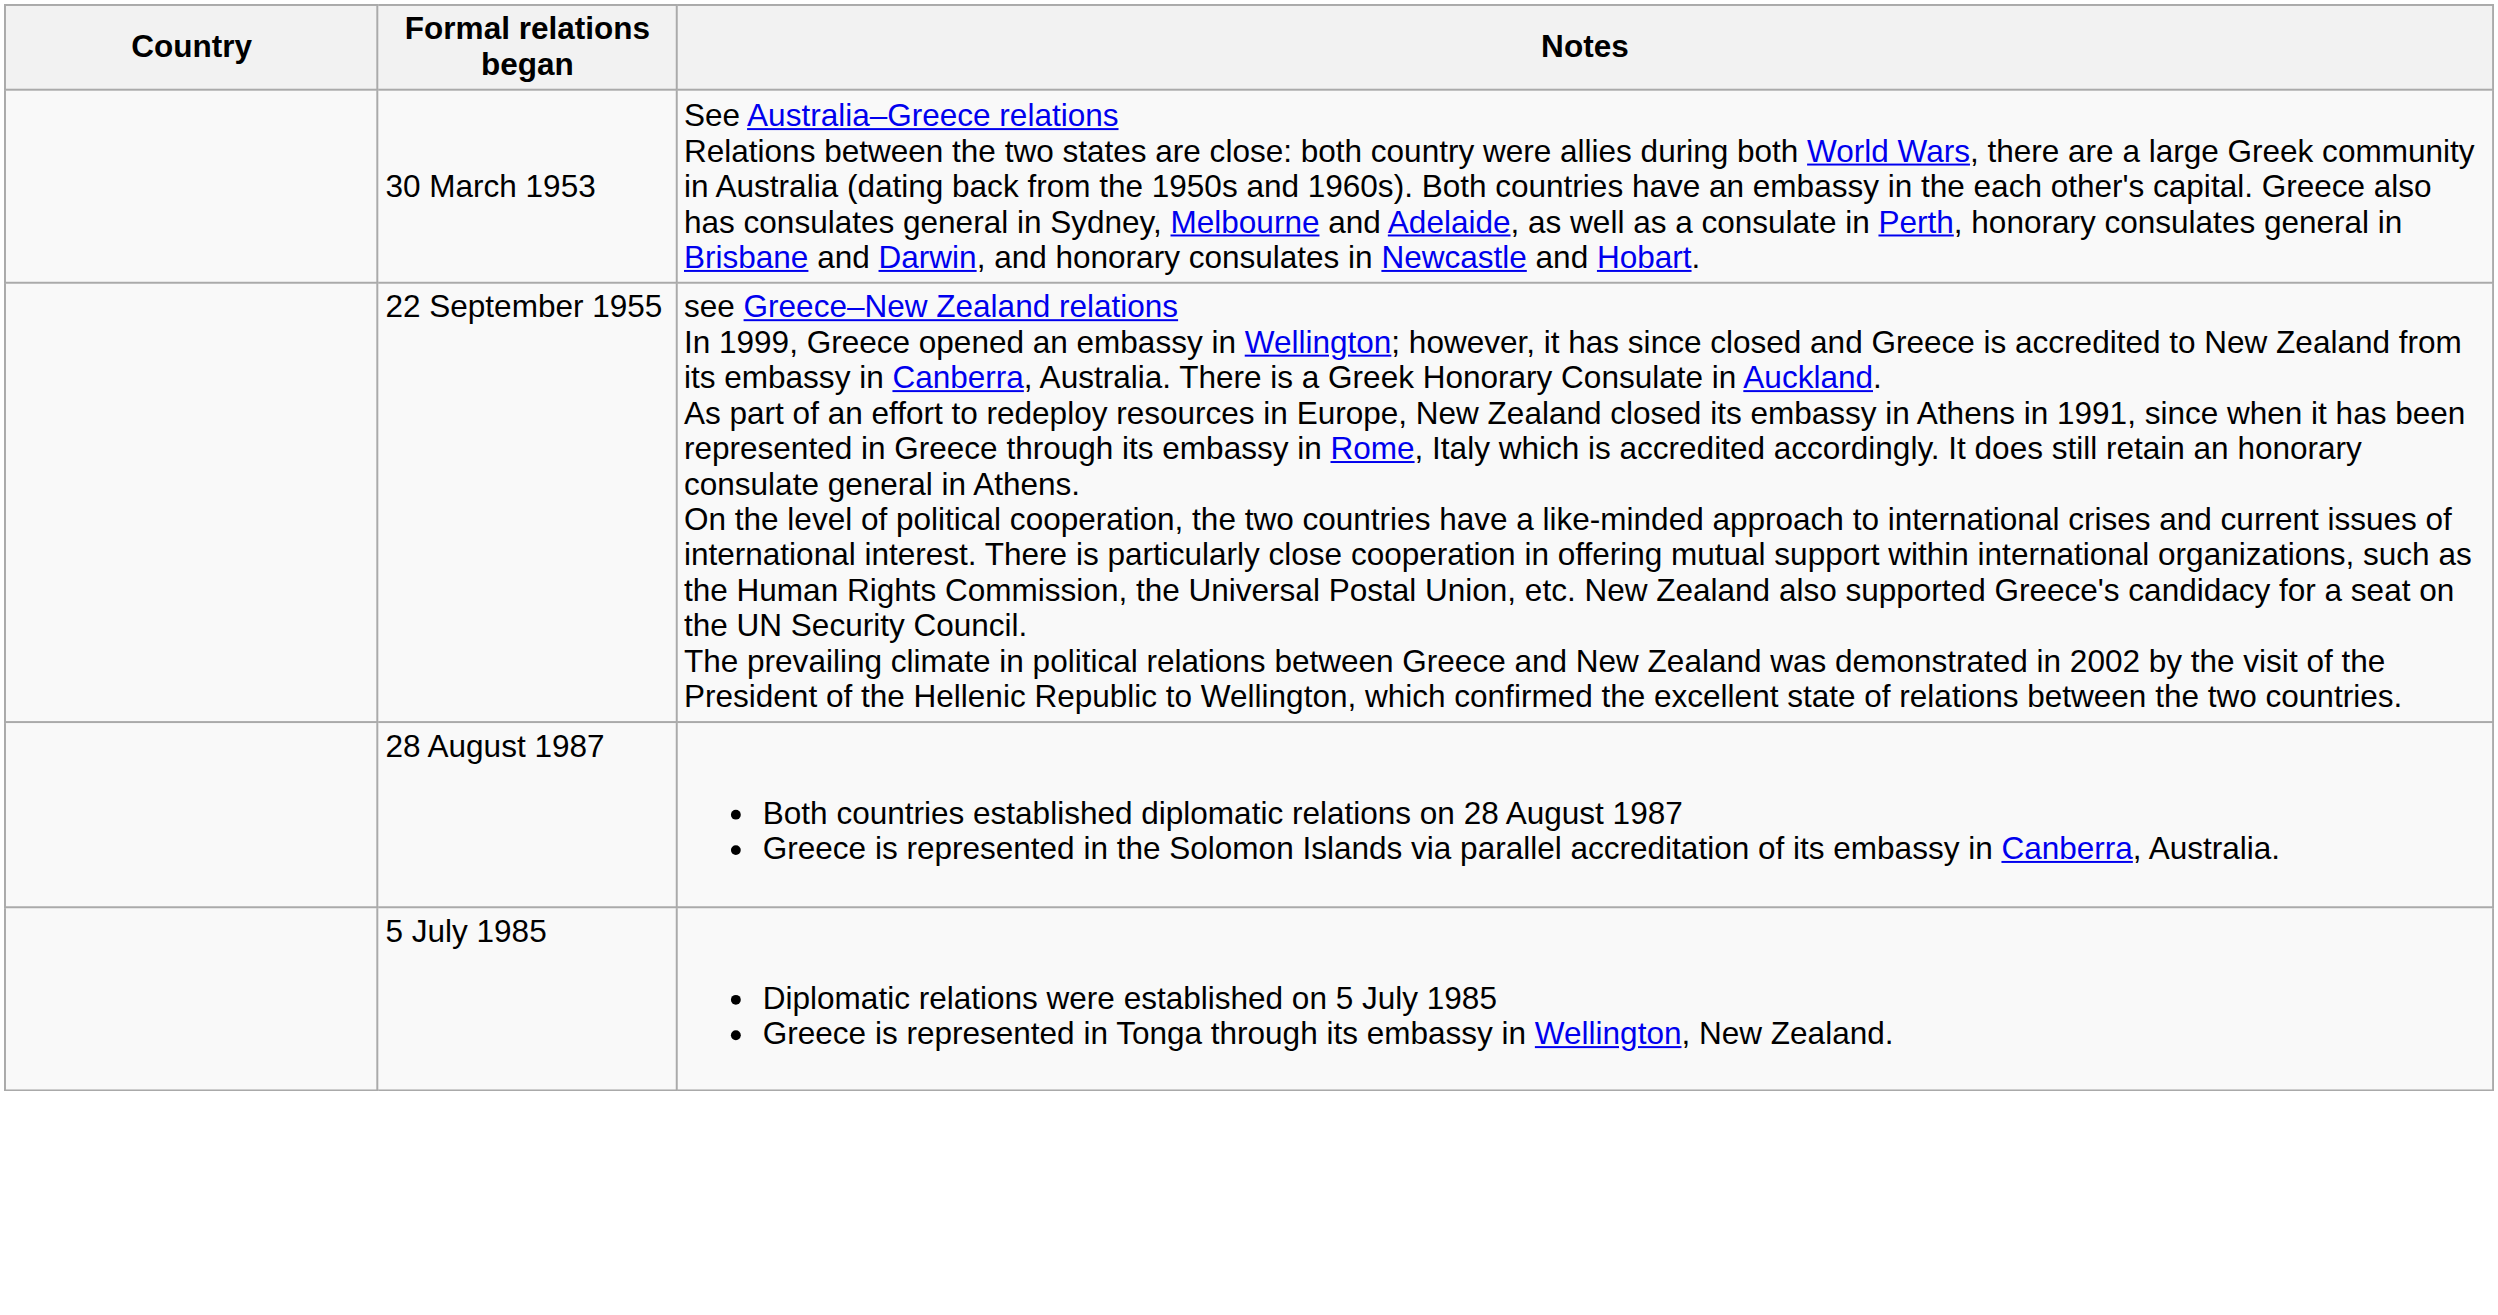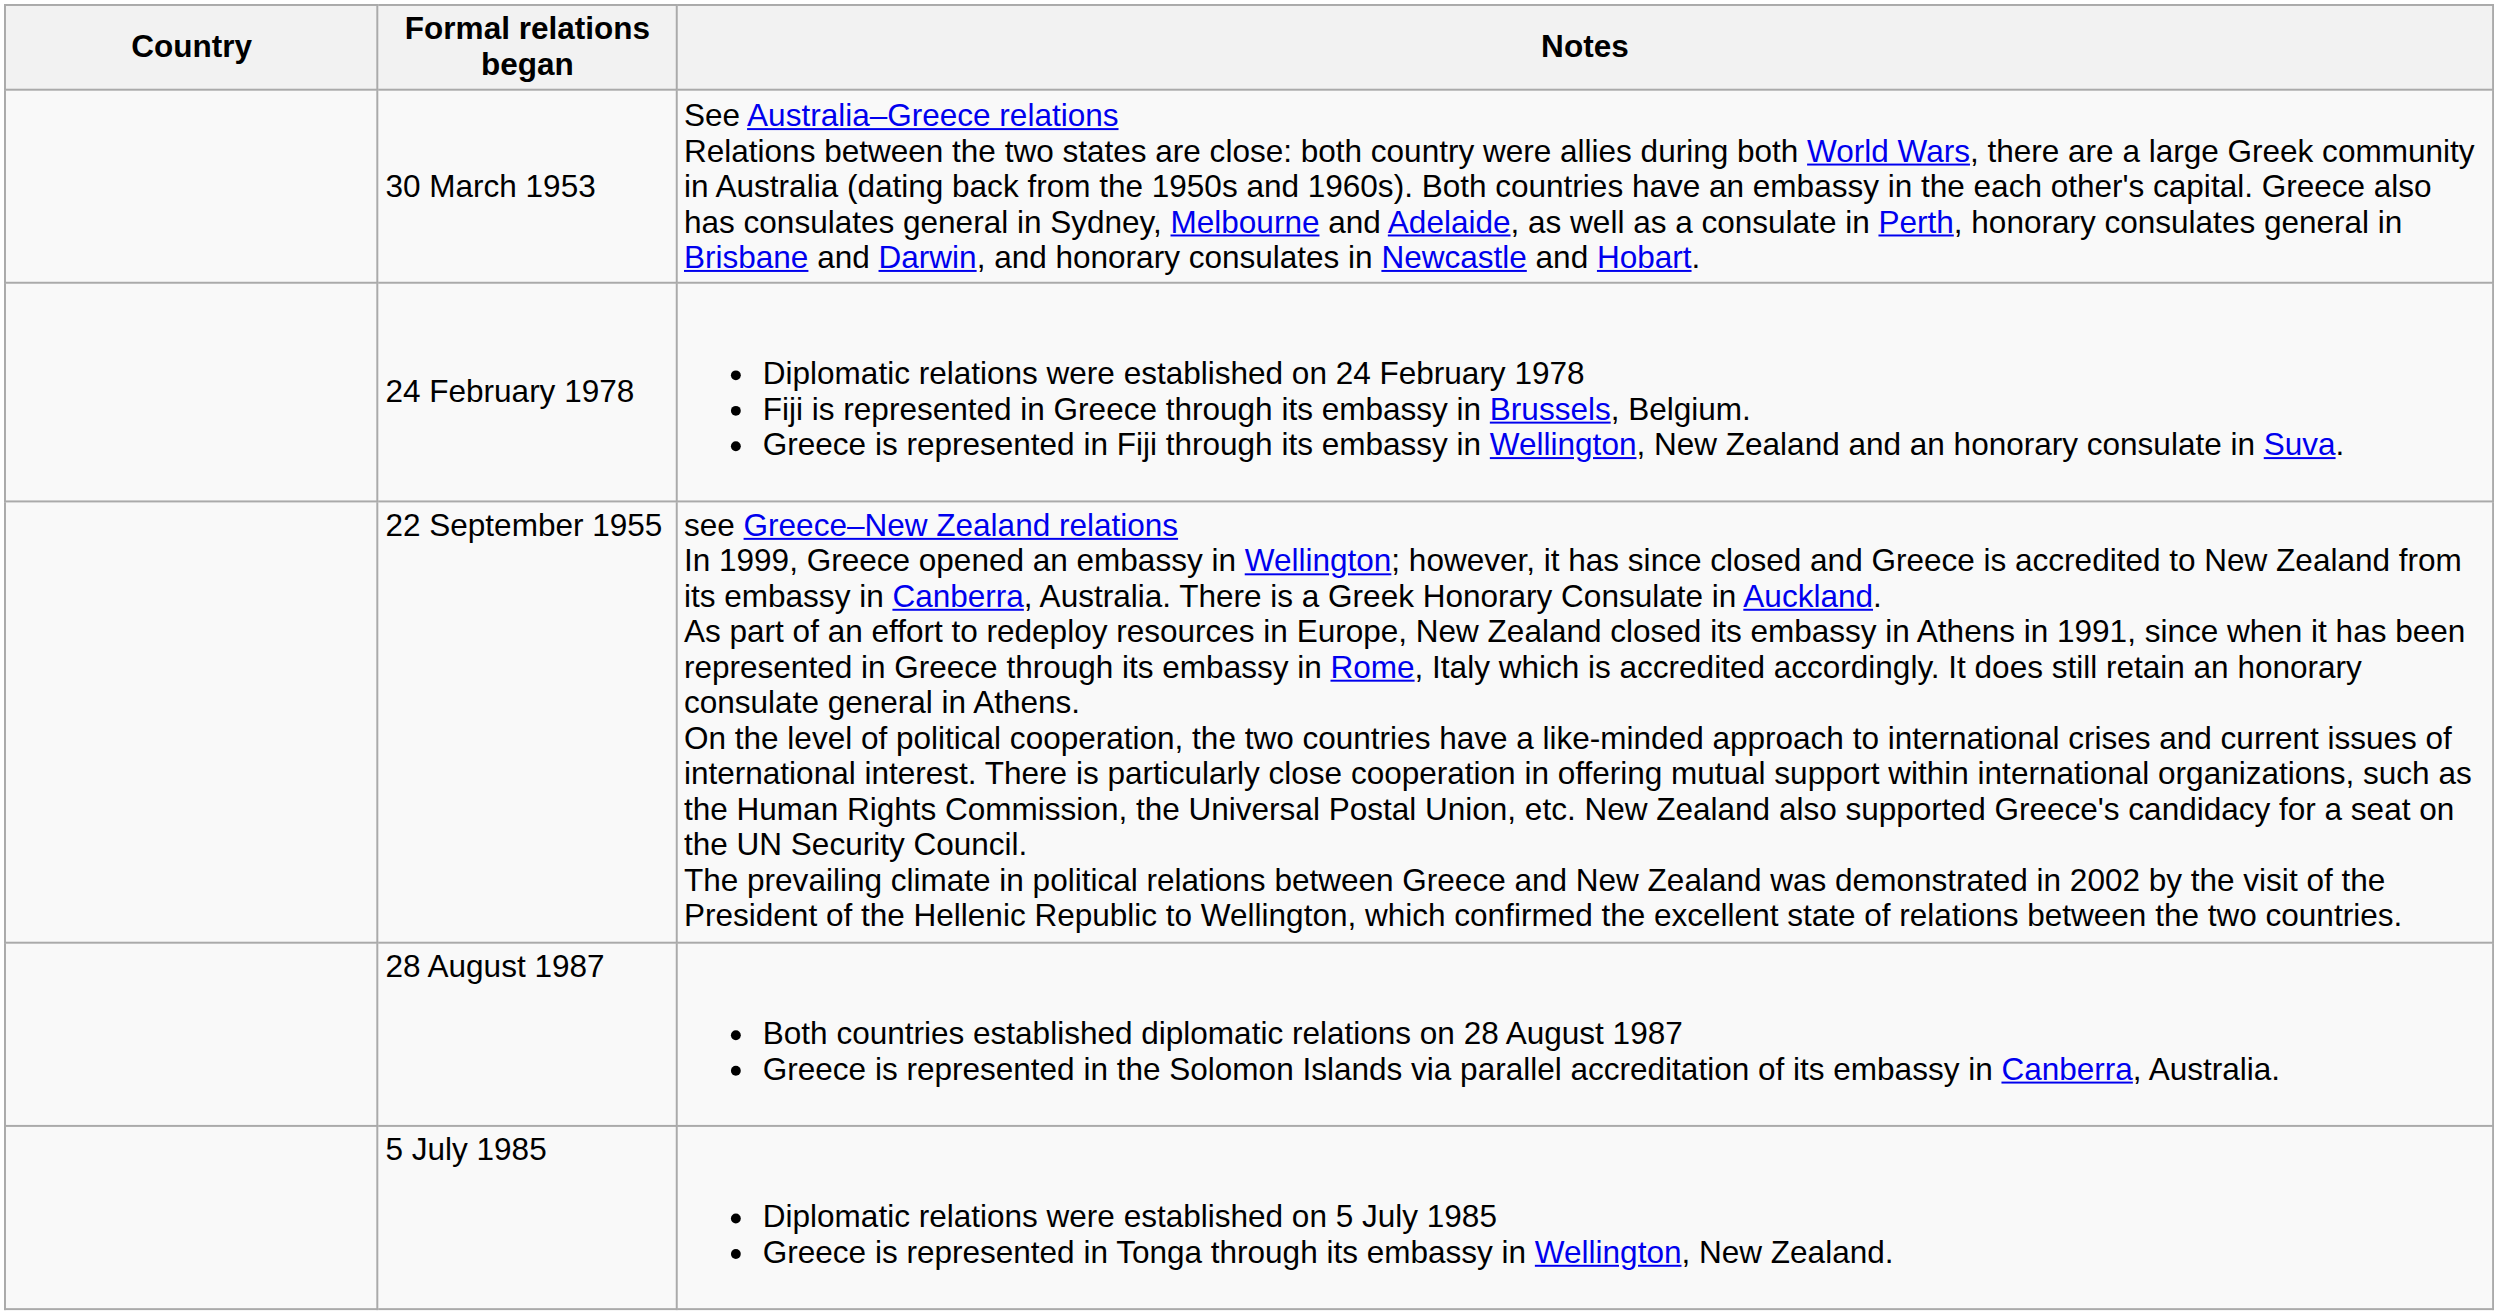+ row: (510, 391)
